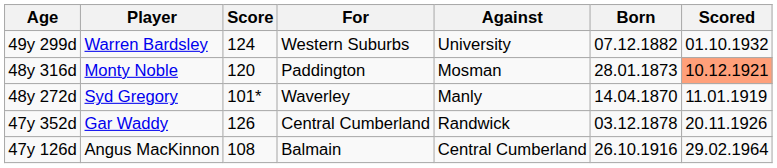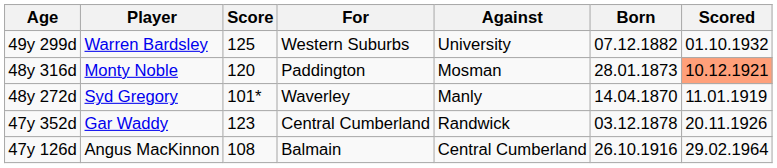(241, 44) 124 -> (241, 44) 125
(241, 123) 126 -> (241, 123) 123
